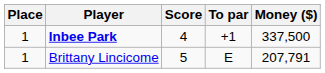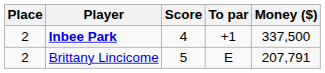(25, 36) 1 -> (25, 36) 2
(25, 57) 1 -> (25, 57) 2
